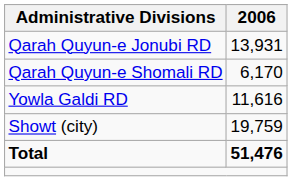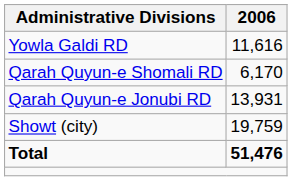rows swapped: (110, 45) <-> (68, 99)
